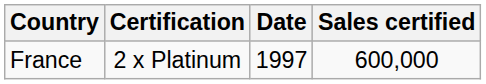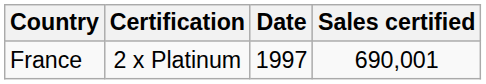(397, 59) 600,000 -> (397, 59) 690,001
